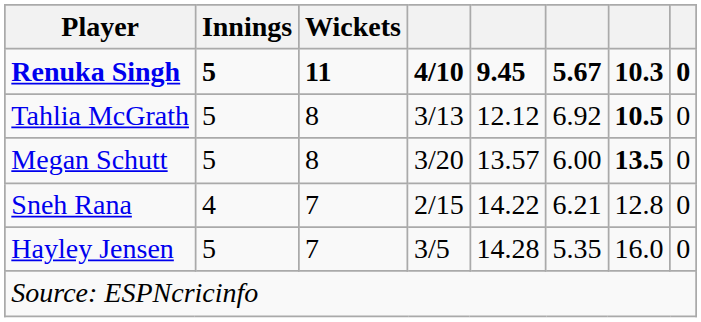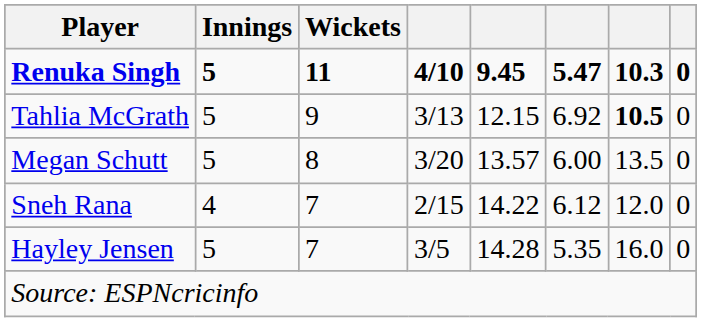(577, 71) 5.67 -> (577, 71) 5.47
(312, 115) 8 -> (312, 115) 9
(508, 115) 12.12 -> (508, 115) 12.15
(639, 159) bold -> (639, 159) normal
(577, 204) 6.21 -> (577, 204) 6.12
(639, 204) 12.8 -> (639, 204) 12.0
